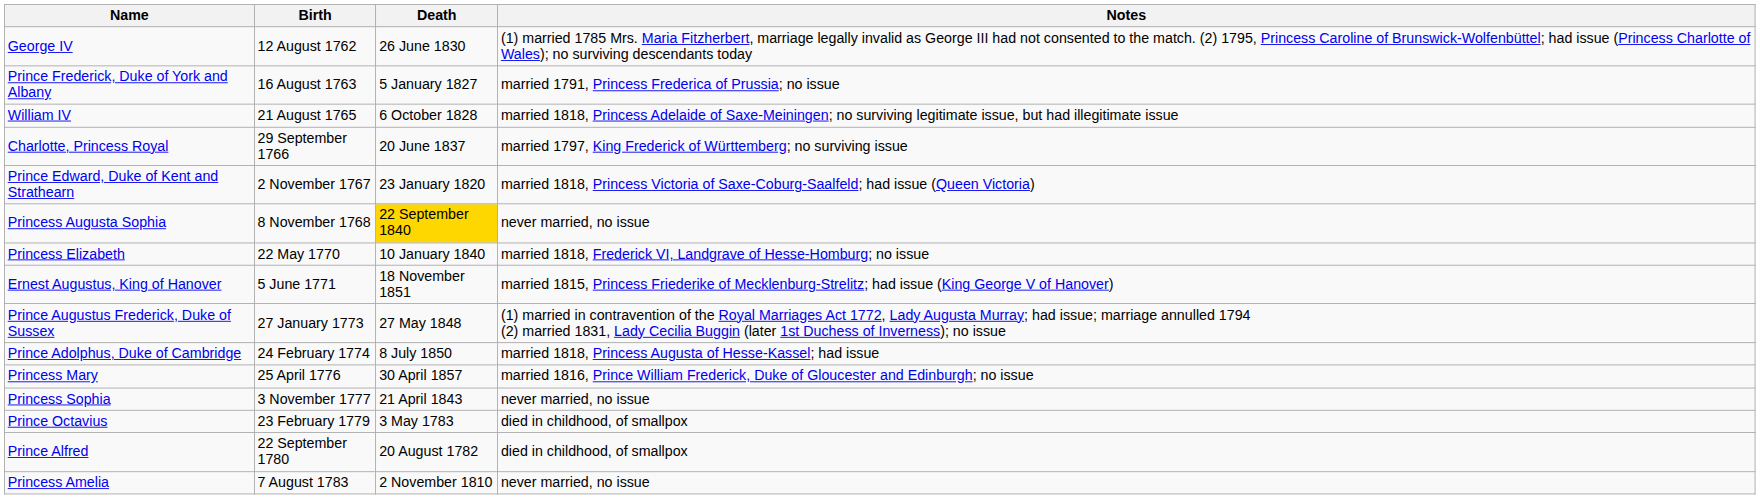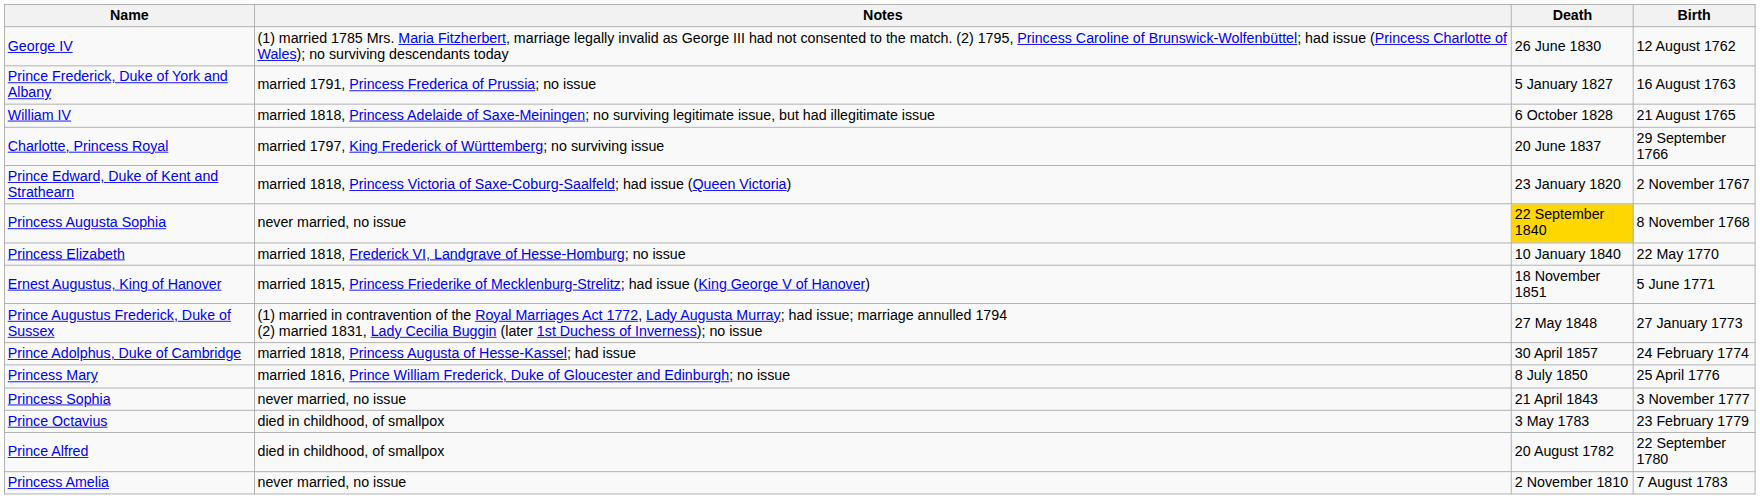columns swapped: (315, 15) <-> (1126, 15)
(416, 353) 8 July 1850 -> (1556, 353) 30 April 1857
(421, 376) 30 April 1857 -> (1551, 376) 8 July 1850
